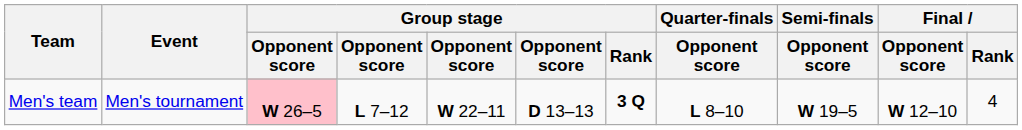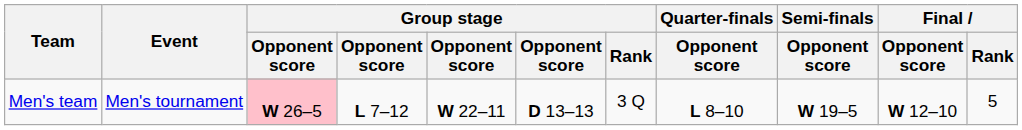(631, 102) bold -> (631, 102) normal
(993, 102) 4 -> (993, 102) 5
